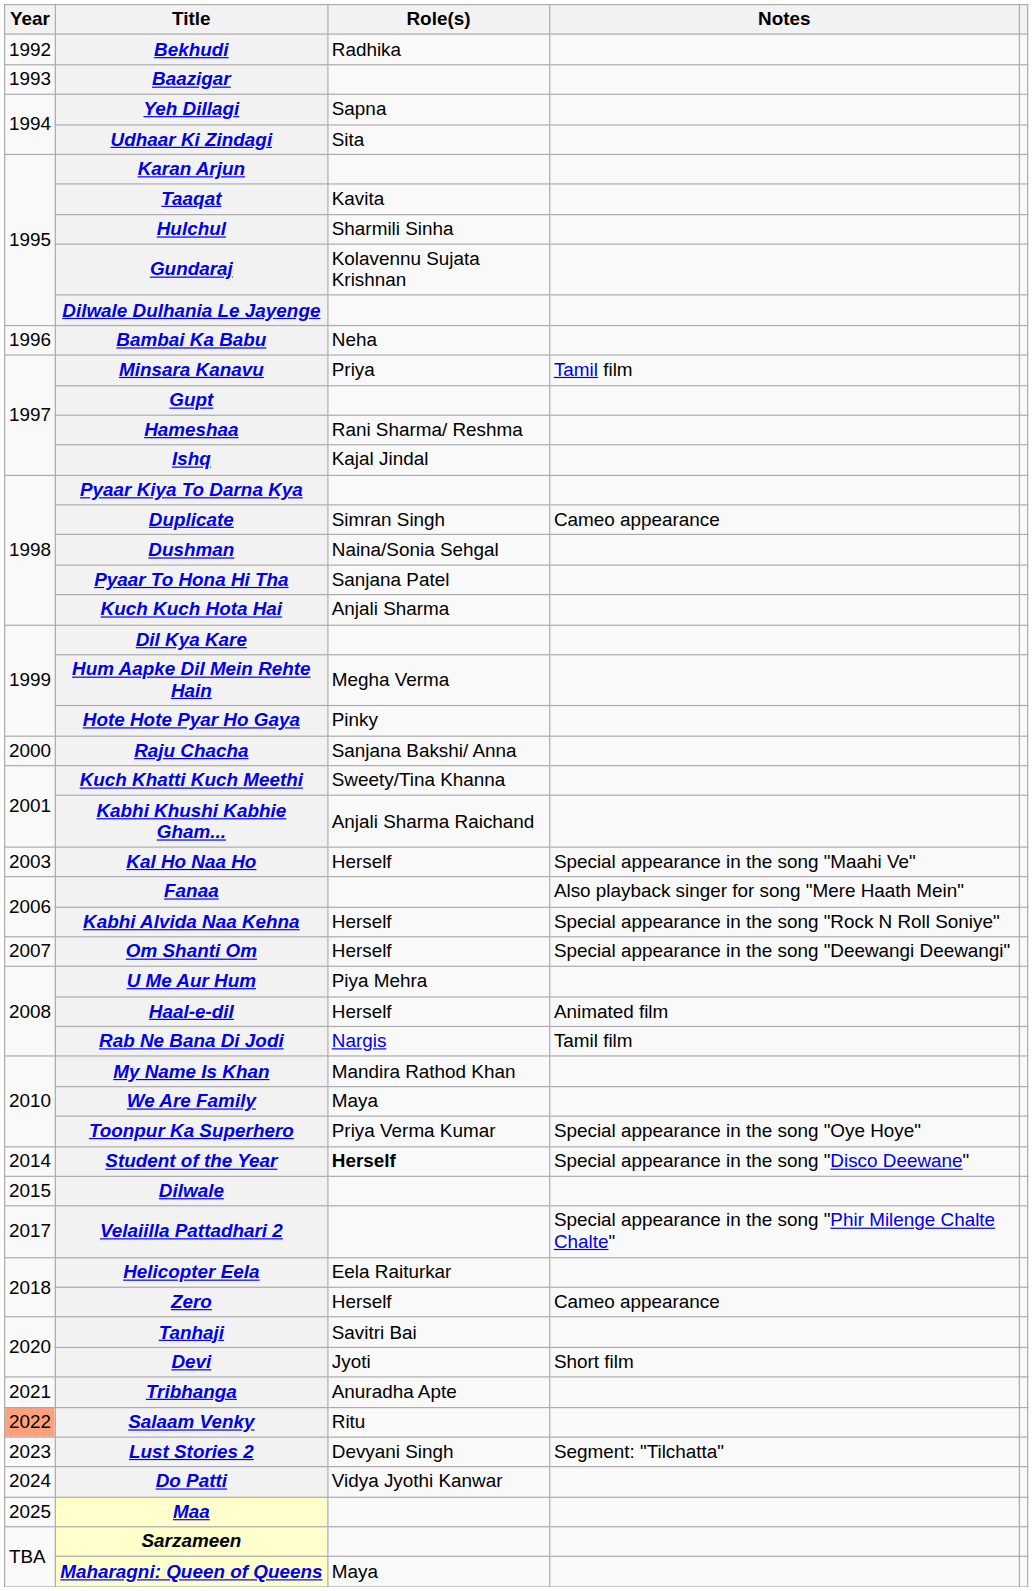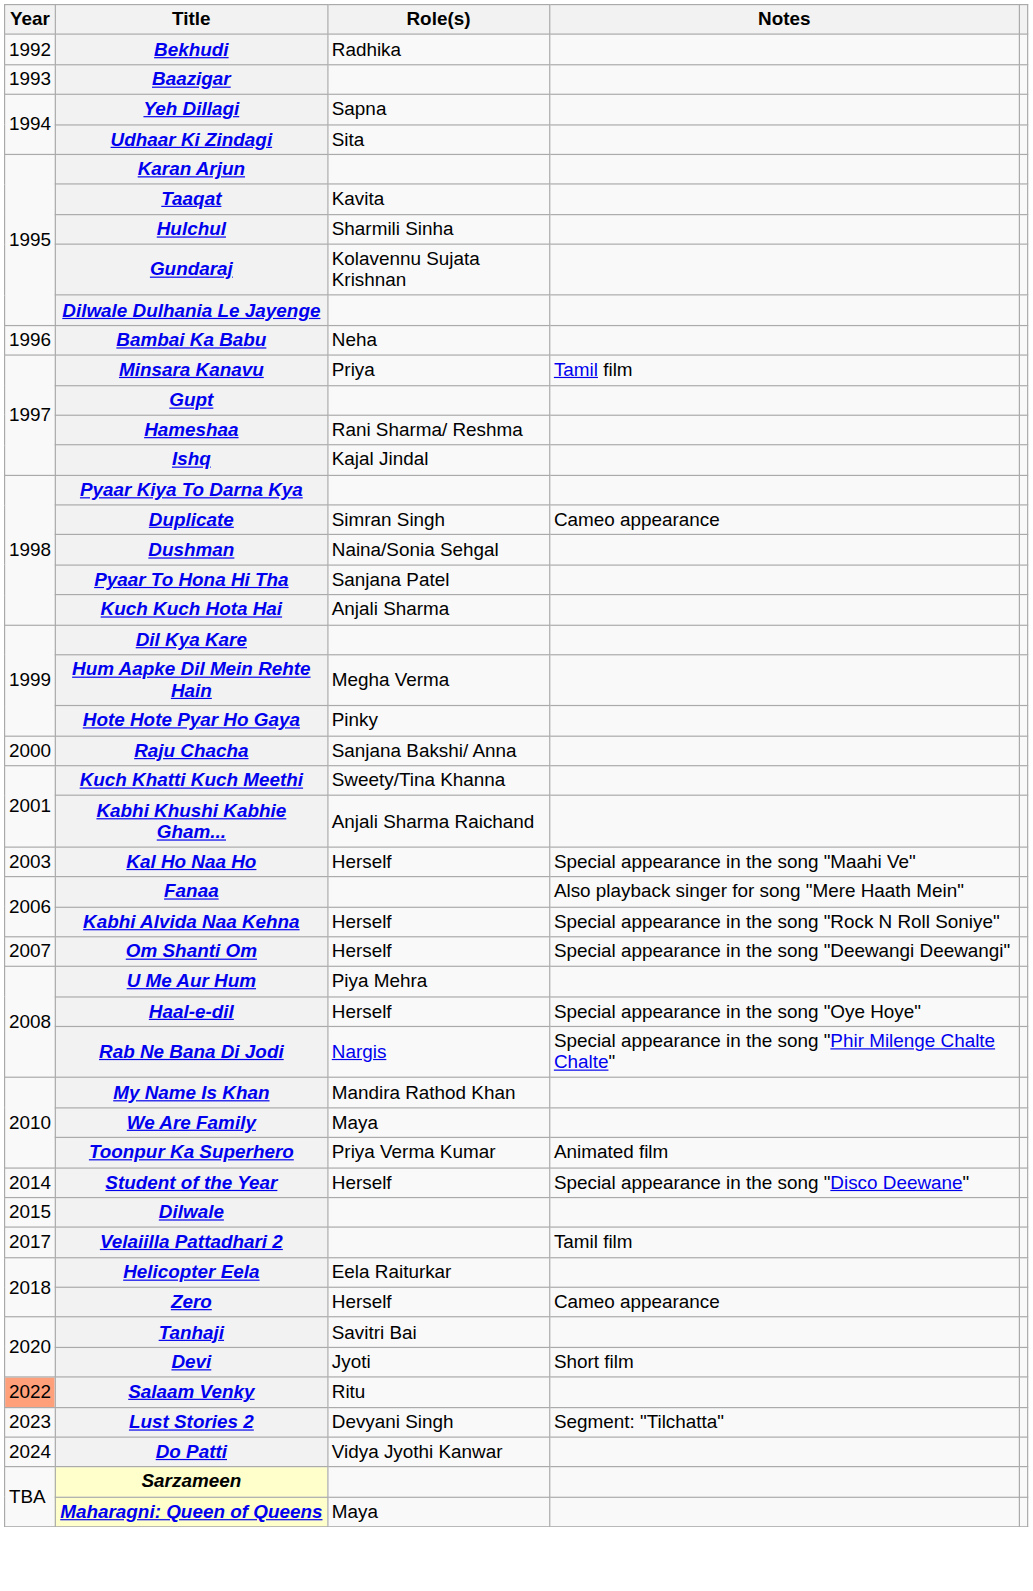(611, 1011) Animated film -> (737, 1011) Special appearance in the song "Oye Hoye"
(593, 1041) Tamil film -> (774, 1051) Special appearance in the song "Phir Milenge Chalte Chalte"
(737, 1131) Special appearance in the song "Oye Hoye" -> (611, 1152) Animated film
(364, 1161) bold -> (362, 1182) normal
(774, 1231) Special appearance in the song "Phir Milenge Chalte Chalte" -> (593, 1242) Tamil film
- row: (191, 1391)
- row: (191, 1511)
